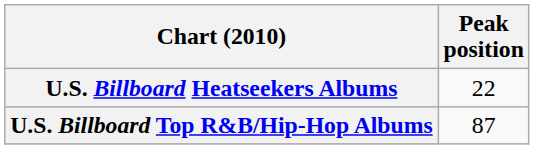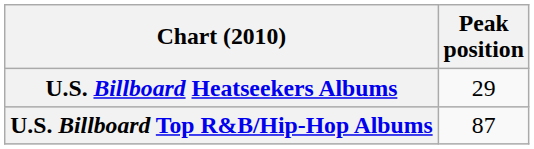(484, 87) 22 -> (484, 87) 29
